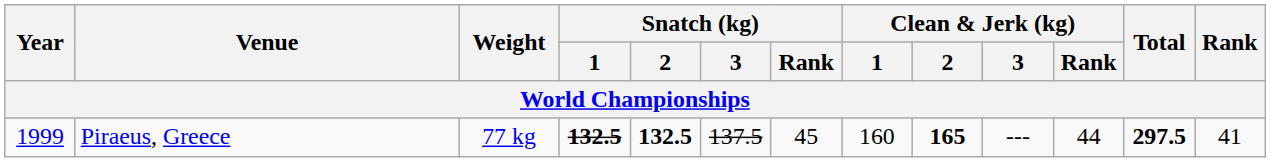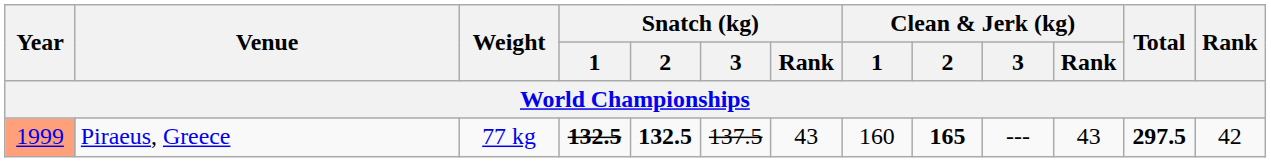(40, 136) no background -> (40, 136) lightsalmon background
(806, 136) 45 -> (806, 136) 43
(1089, 136) 44 -> (1089, 136) 43
(1230, 136) 41 -> (1230, 136) 42
